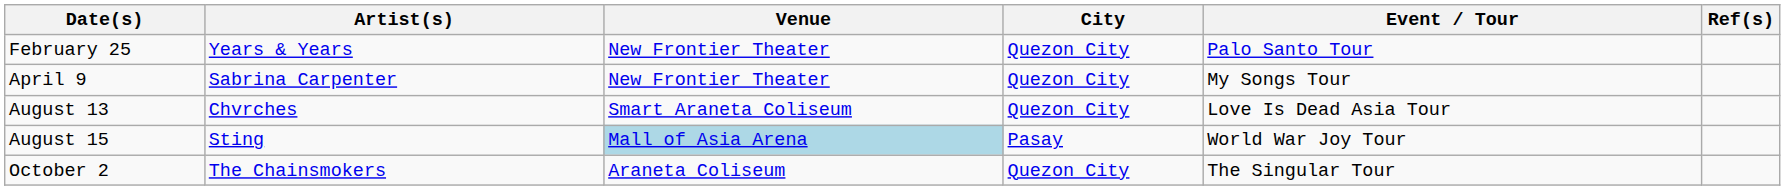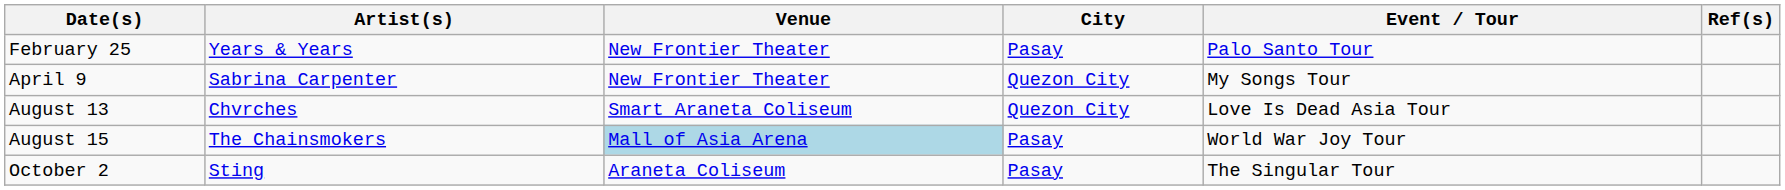(1069, 50) Quezon City -> (1035, 50) Pasay
(236, 140) Sting -> (297, 140) The Chainsmokers
(297, 170) The Chainsmokers -> (236, 170) Sting
(1069, 170) Quezon City -> (1035, 170) Pasay
